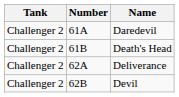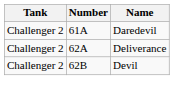- row: (142, 48)
